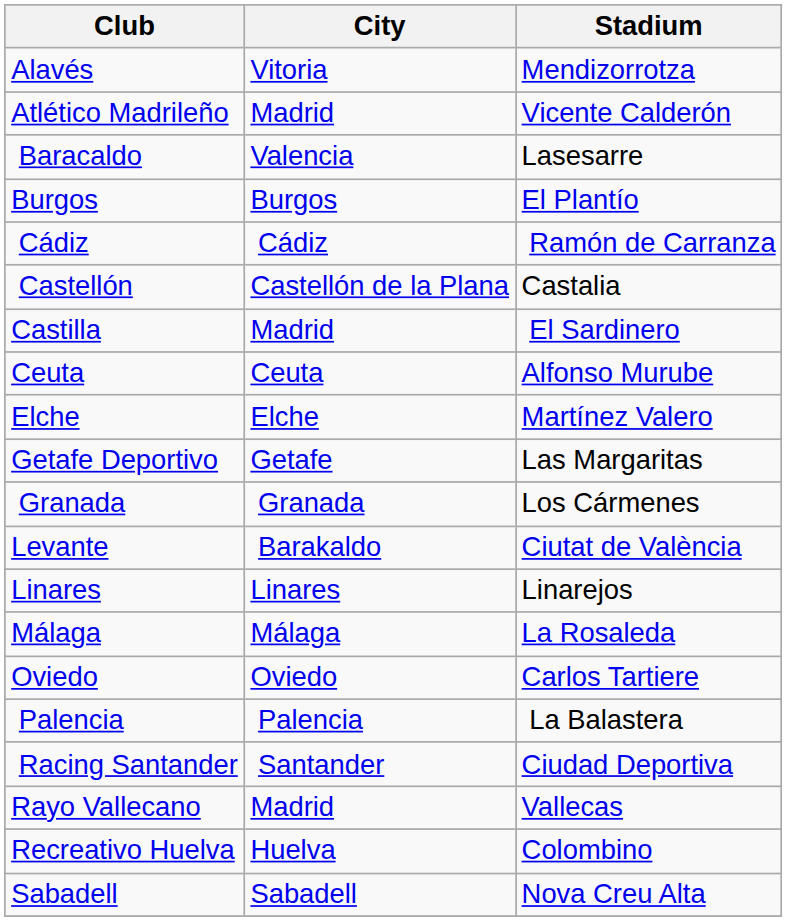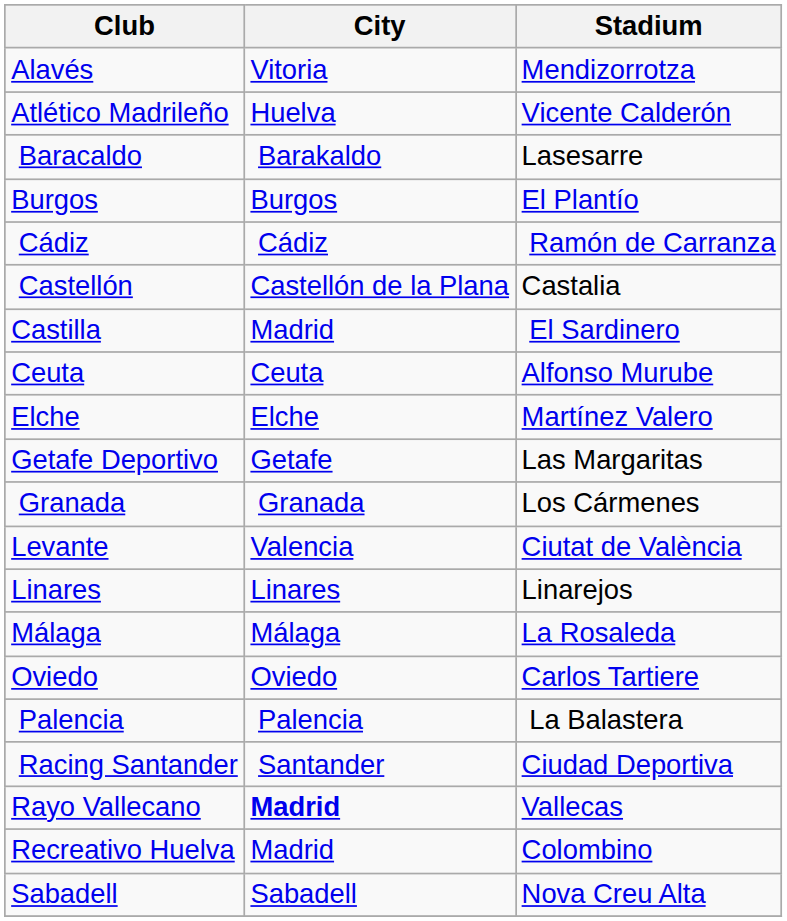(292, 112) Madrid -> (293, 112) Huelva
(302, 156) Valencia -> (316, 156) Barakaldo
(316, 546) Barakaldo -> (302, 546) Valencia
(292, 807) normal -> (295, 807) bold
(293, 850) Huelva -> (292, 850) Madrid
